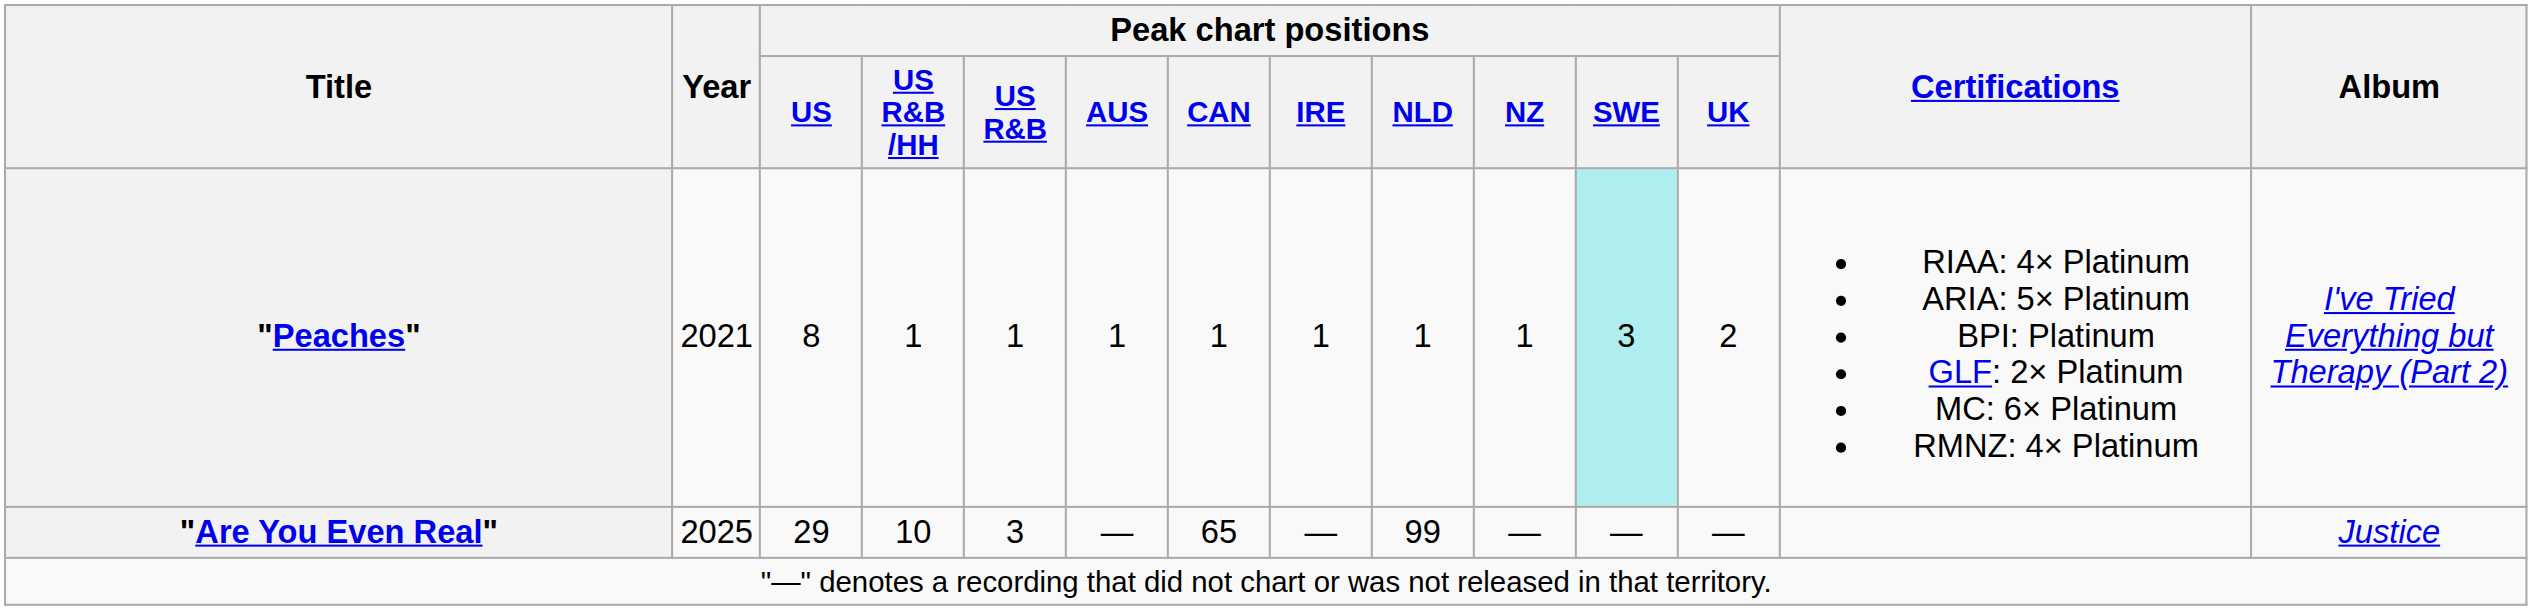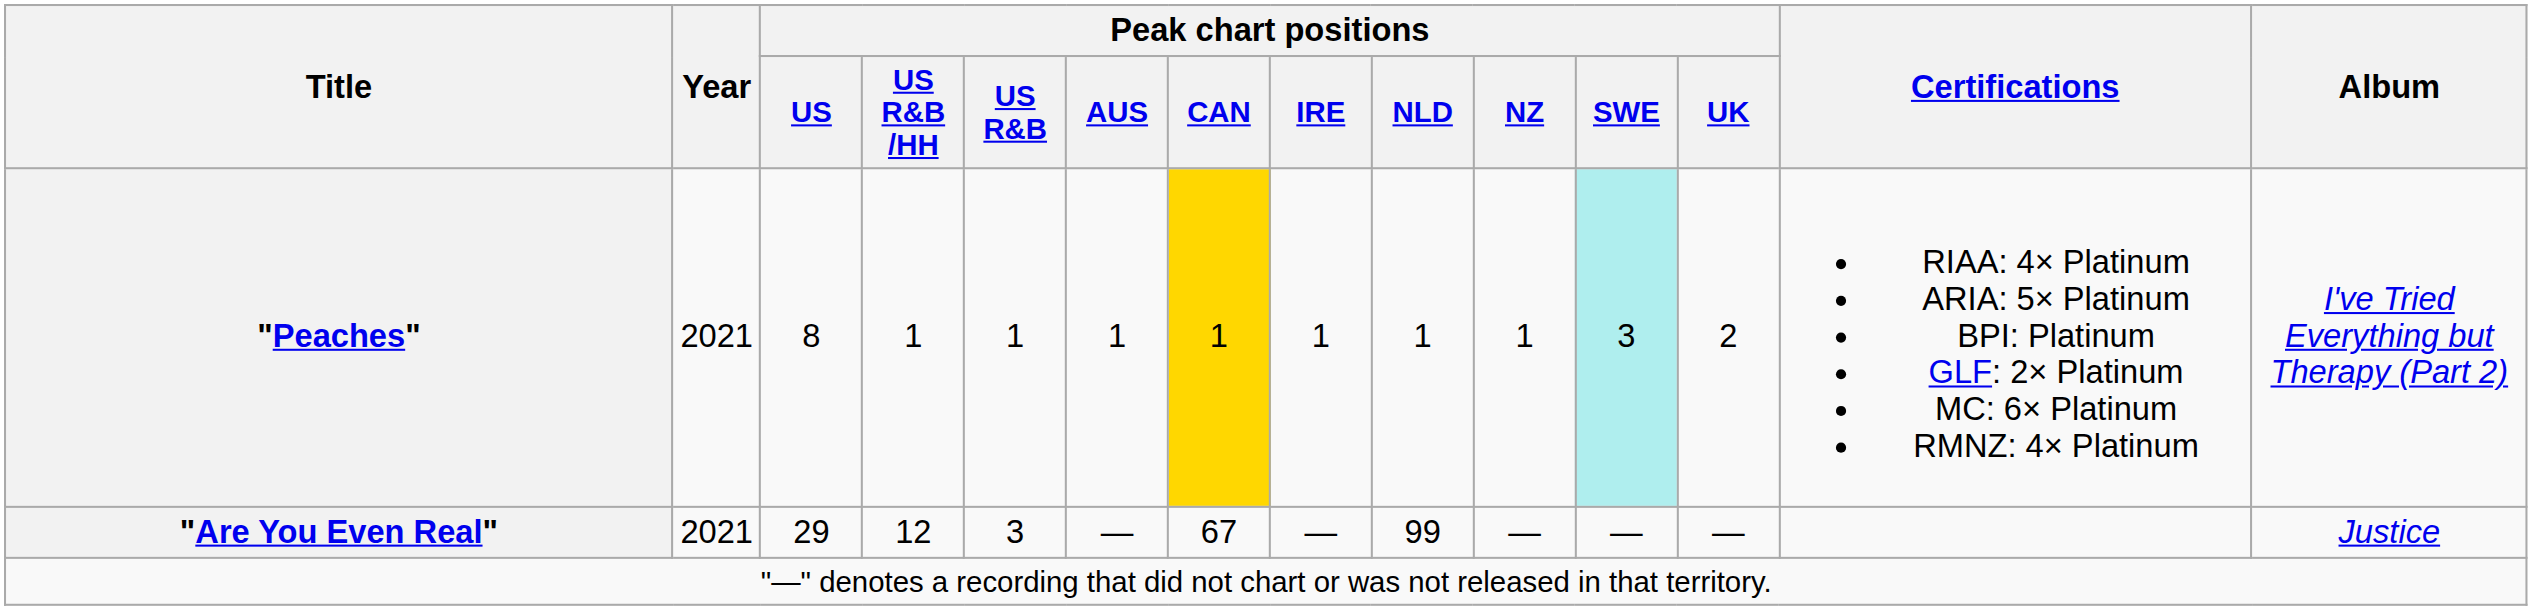(1219, 336) no background -> (1219, 336) gold background
(717, 531) 2025 -> (717, 531) 2021
(913, 531) 10 -> (913, 531) 12
(1219, 531) 65 -> (1219, 531) 67
